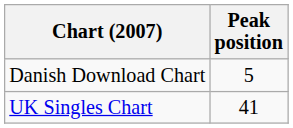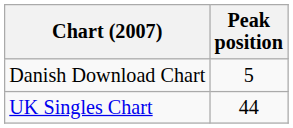(249, 107) 41 -> (249, 107) 44
